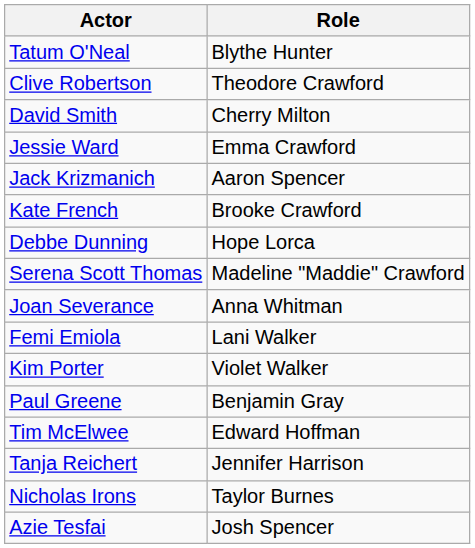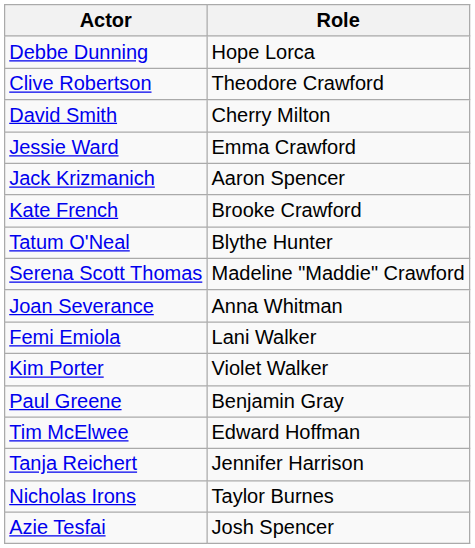rows swapped: (69, 52) <-> (79, 242)
